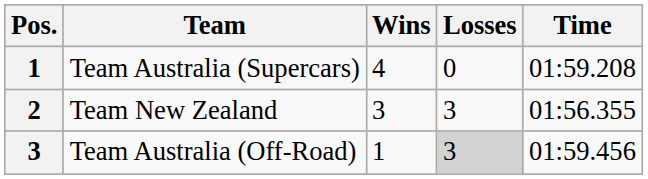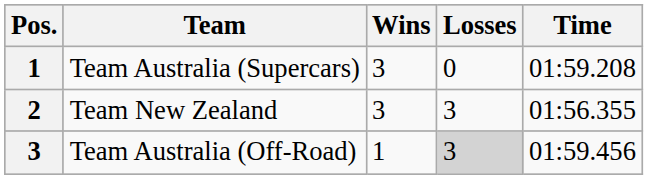(379, 67) 4 -> (379, 67) 3
